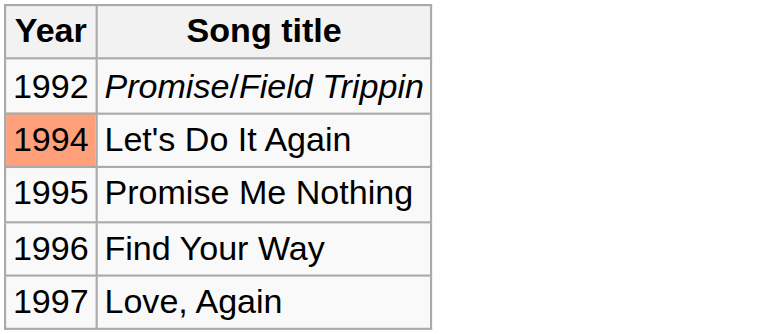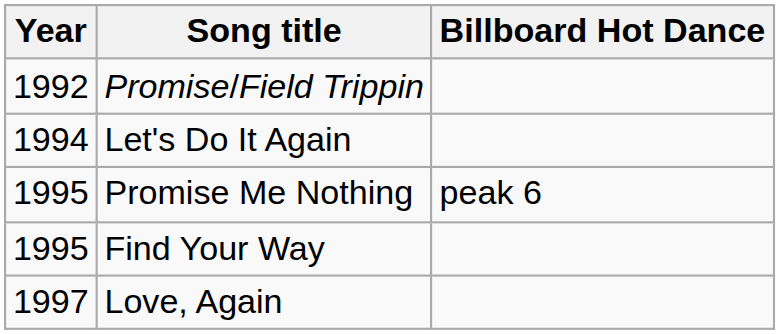+ column: (602, 31)
(51, 139) lightsalmon background -> (51, 139) no background
(51, 247) 1996 -> (51, 247) 1995
